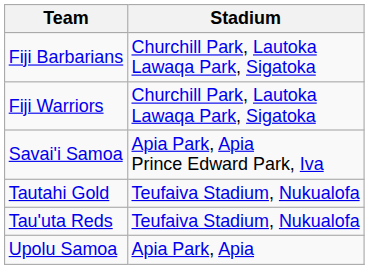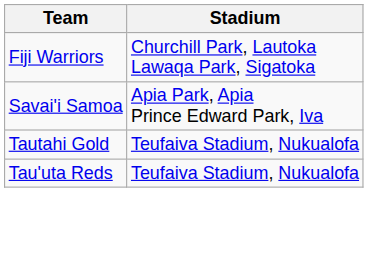- row: (66, 57)
- row: (63, 249)
